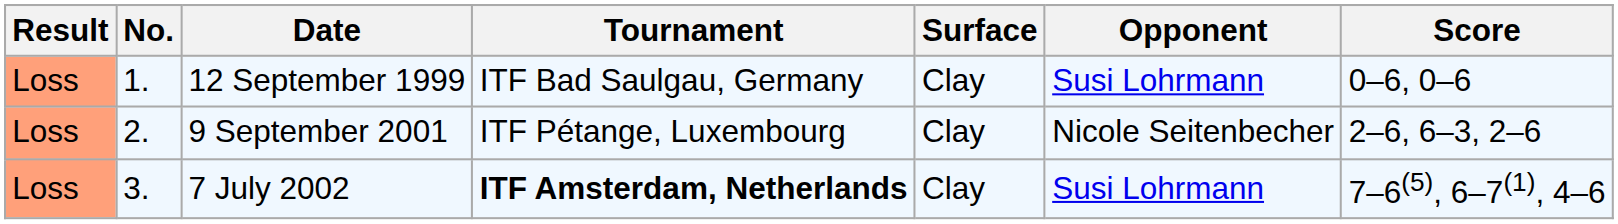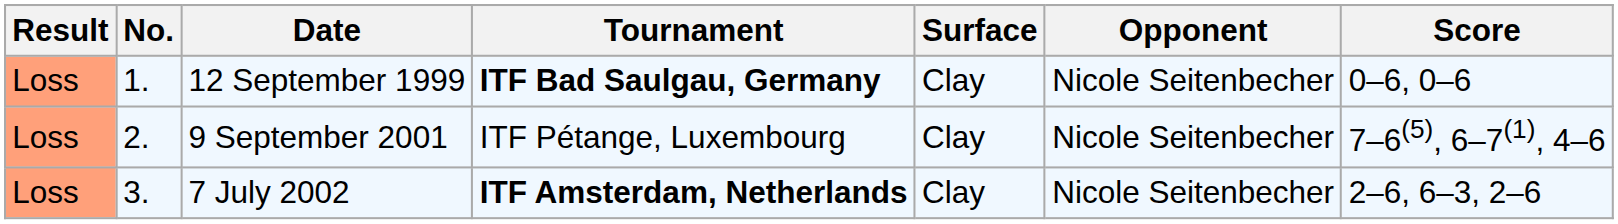(671, 80) normal -> (680, 80) bold
(1158, 80) Susi Lohrmann -> (1193, 80) Nicole Seitenbecher
(1445, 131) 2–6, 6–3, 2–6 -> (1477, 136) 7–6(5), 6–7(1), 4–6
(1158, 187) Susi Lohrmann -> (1193, 191) Nicole Seitenbecher
(1477, 187) 7–6(5), 6–7(1), 4–6 -> (1445, 191) 2–6, 6–3, 2–6
